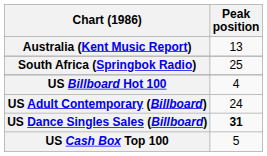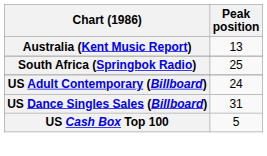- row: (107, 84)
(236, 122) bold -> (236, 103) normal
